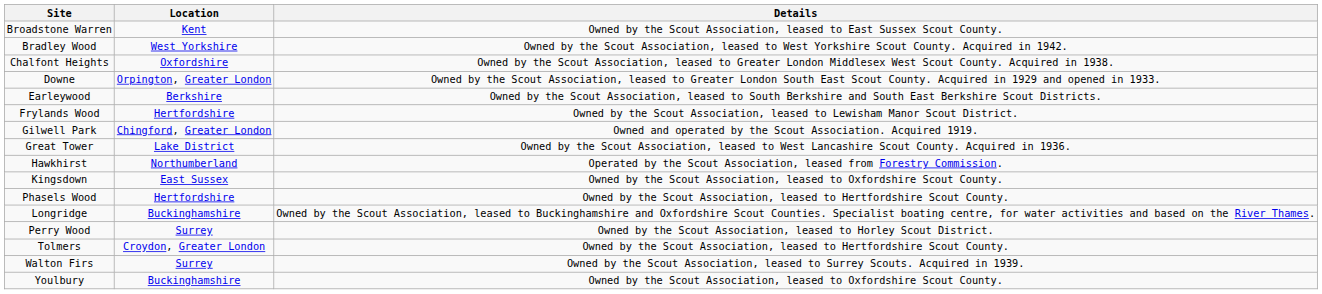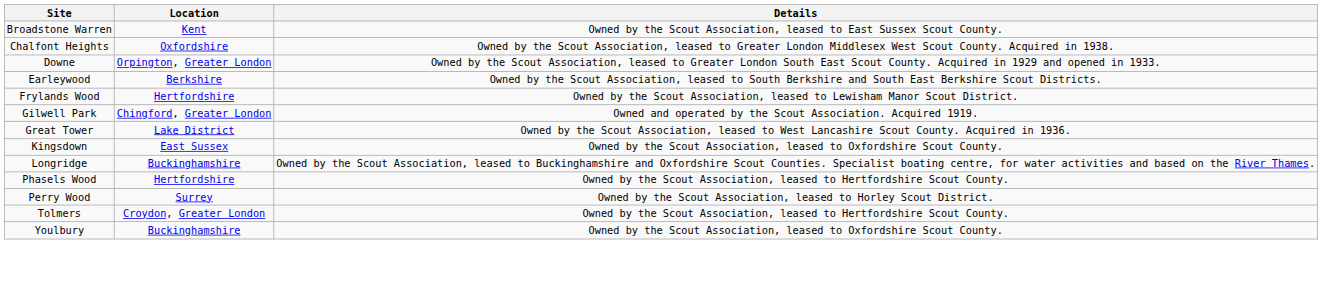- row: (59, 46)
- row: (59, 163)
rows swapped: (59, 214) <-> (59, 197)
- row: (59, 264)
